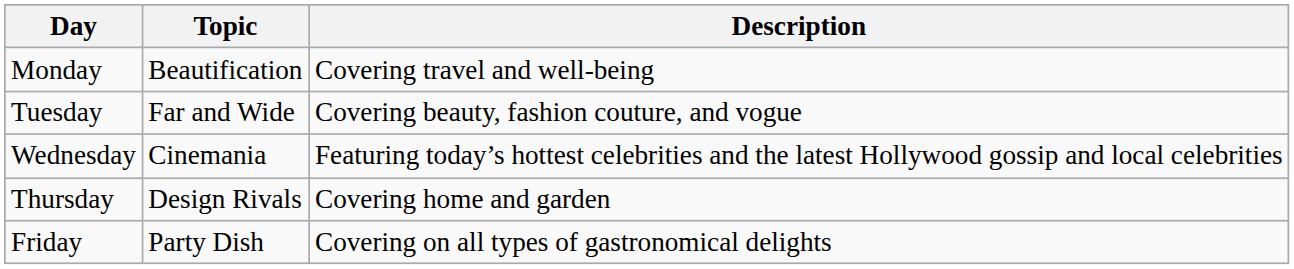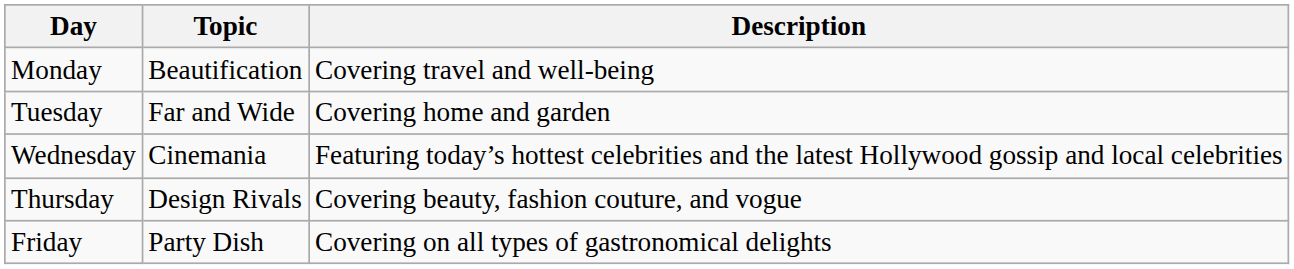(558, 112) Covering beauty, fashion couture, and vogue -> (463, 112) Covering home and garden
(463, 198) Covering home and garden -> (558, 198) Covering beauty, fashion couture, and vogue
